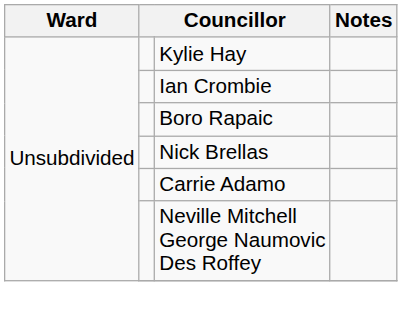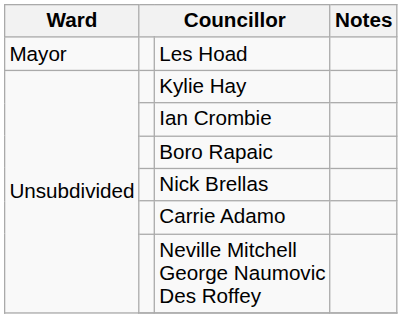+ row: (203, 53)
